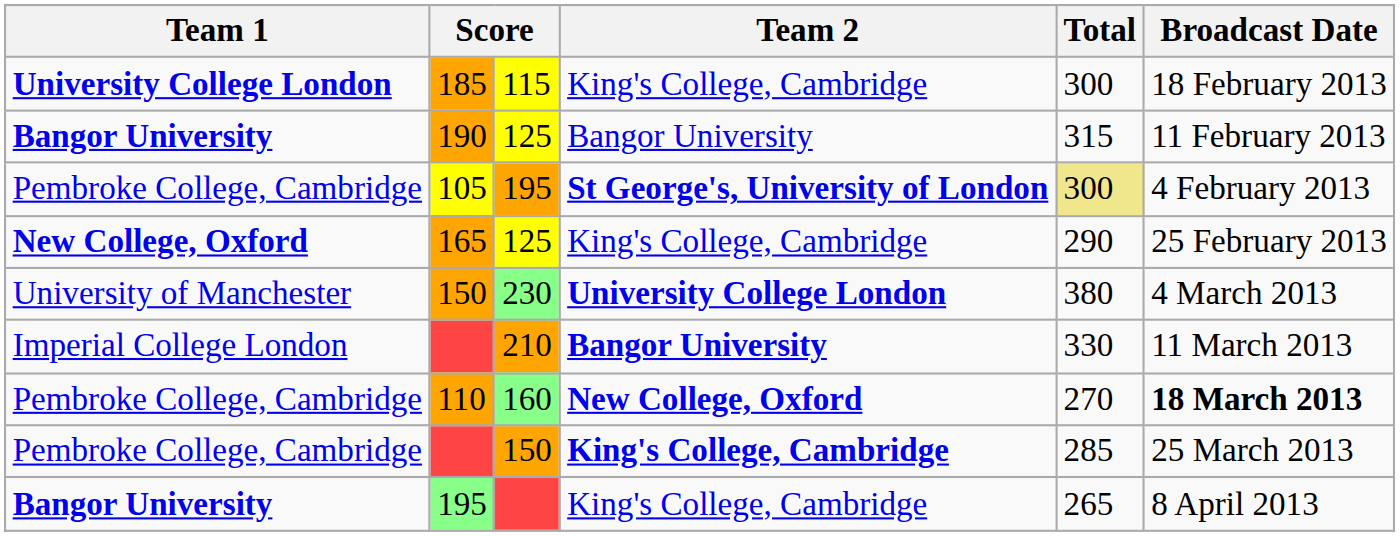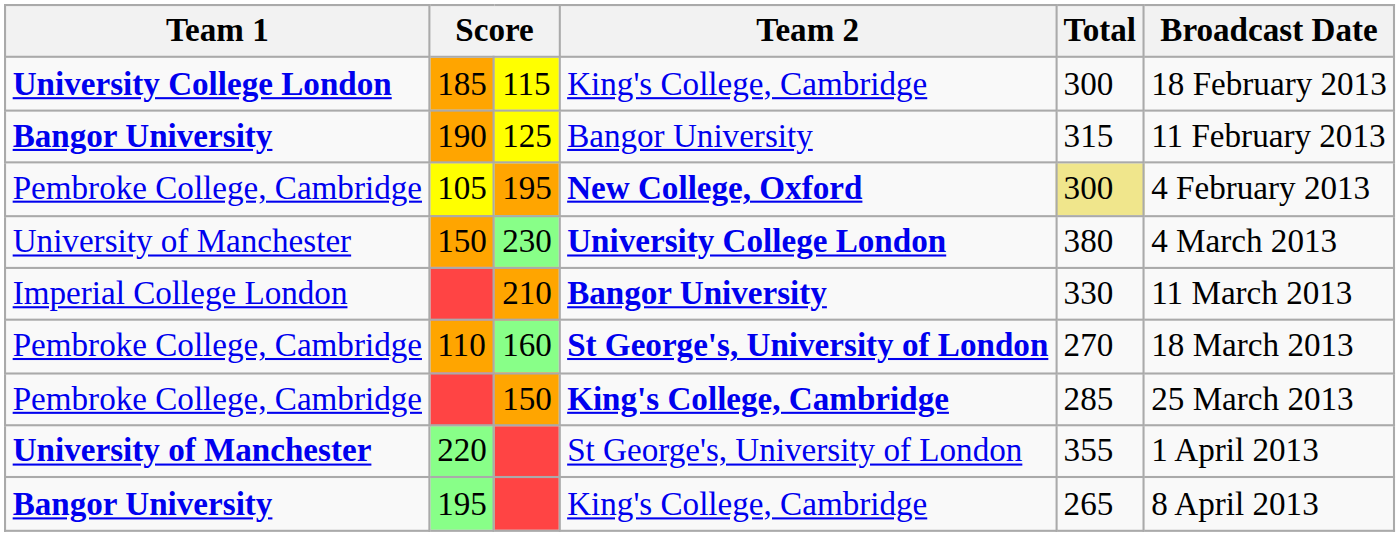(808, 188) St George's, University of London -> (715, 188) New College, Oxford
- row: (462, 240)
(715, 398) New College, Oxford -> (808, 345) St George's, University of London
(1257, 398) bold -> (1252, 345) normal
+ row: (462, 450)
